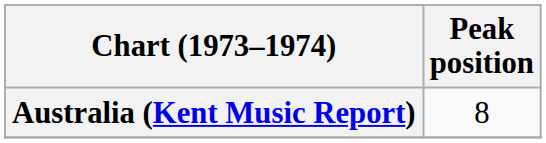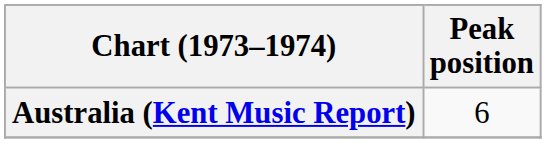(482, 112) 8 -> (482, 112) 6
